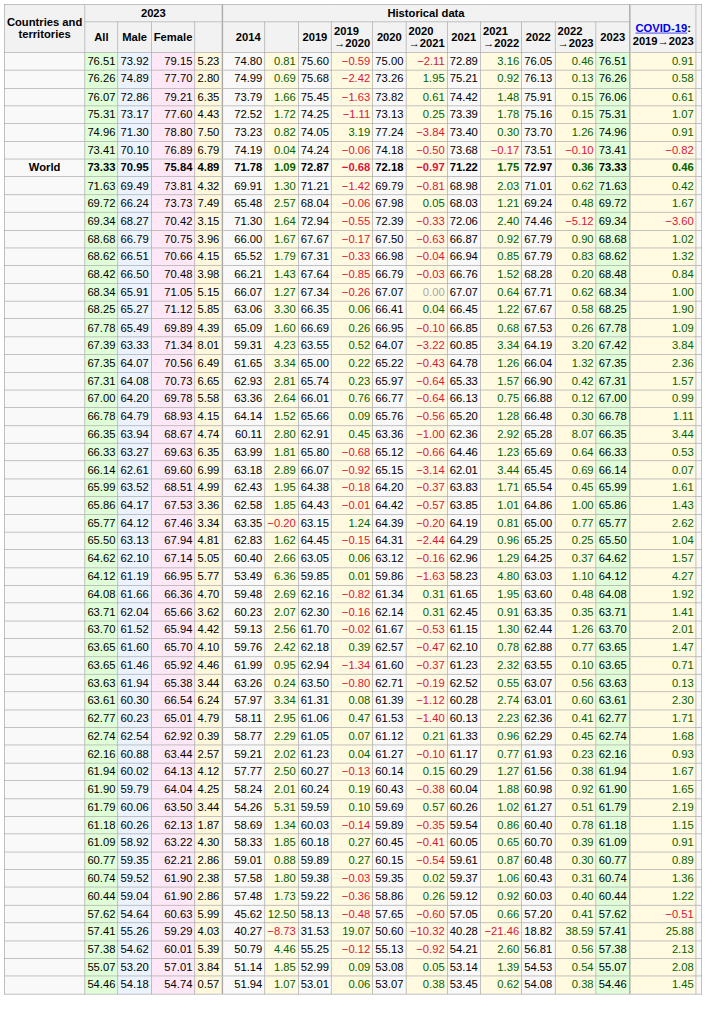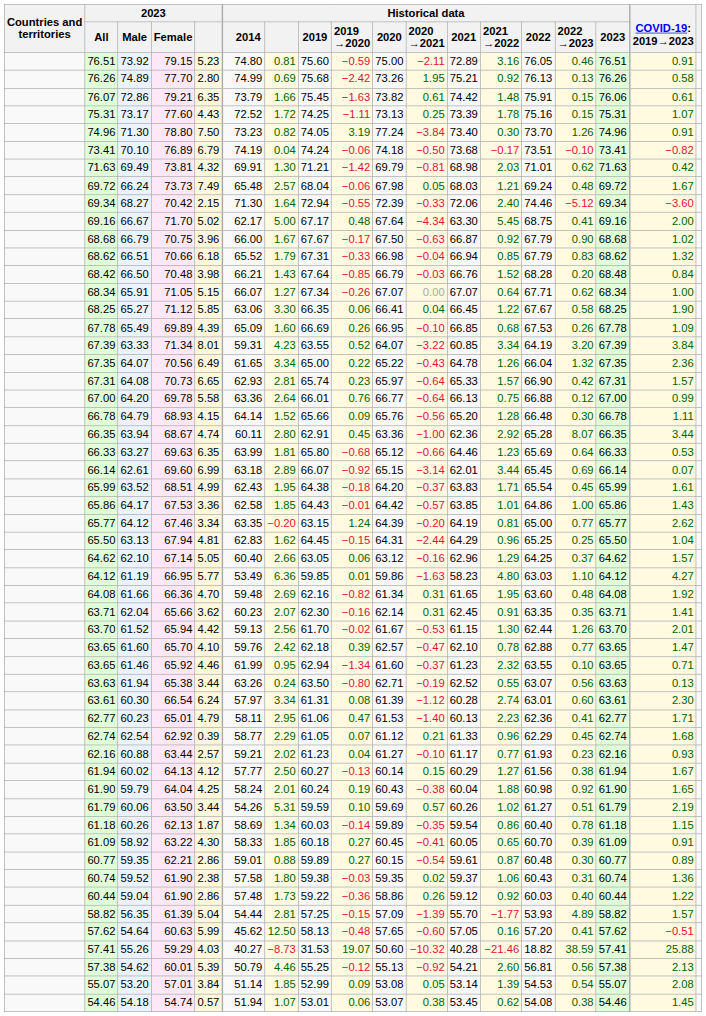- row: (135, 168)
(208, 221) 3.15 -> (208, 203) 2.15
+ row: (135, 221)
(208, 256) 4.15 -> (208, 256) 6.18
(613, 345) 67.42 -> (613, 345) 67.39
+ row: (135, 914)
(508, 914) 0.66 -> (508, 931) 0.16
